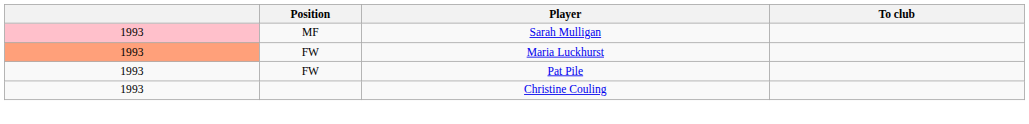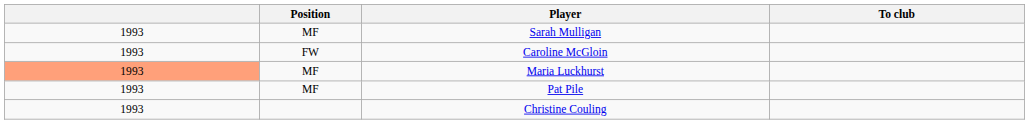(132, 32) pink background -> (132, 32) no background
+ row: (565, 51)
(310, 51) FW -> (310, 70) MF
(310, 70) FW -> (310, 89) MF
